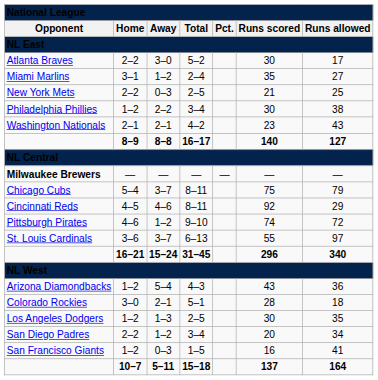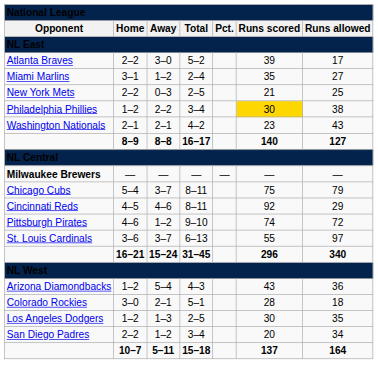(269, 61) 30 -> (269, 61) 39
(269, 109) no background -> (269, 109) gold background
- row: (55, 351)
